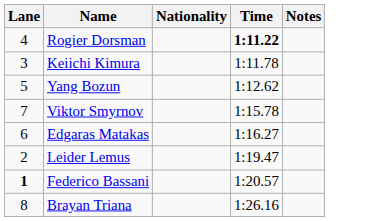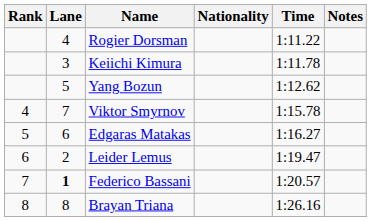+ column: (25, 16)
(256, 39) bold -> (298, 39) normal
